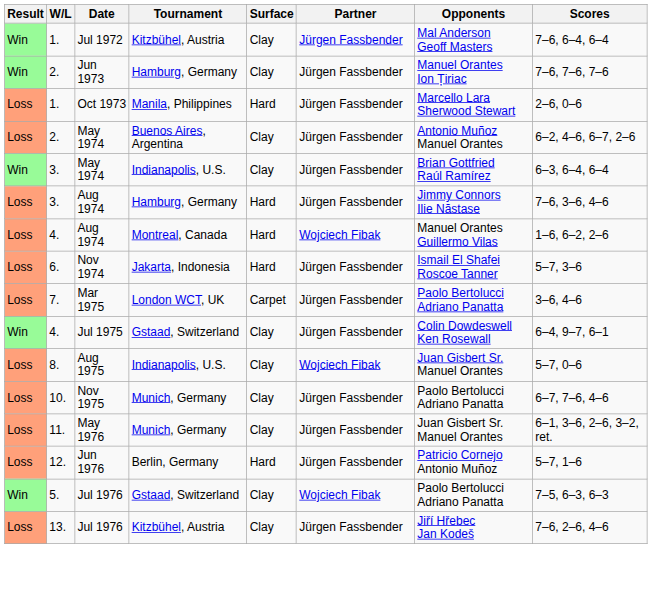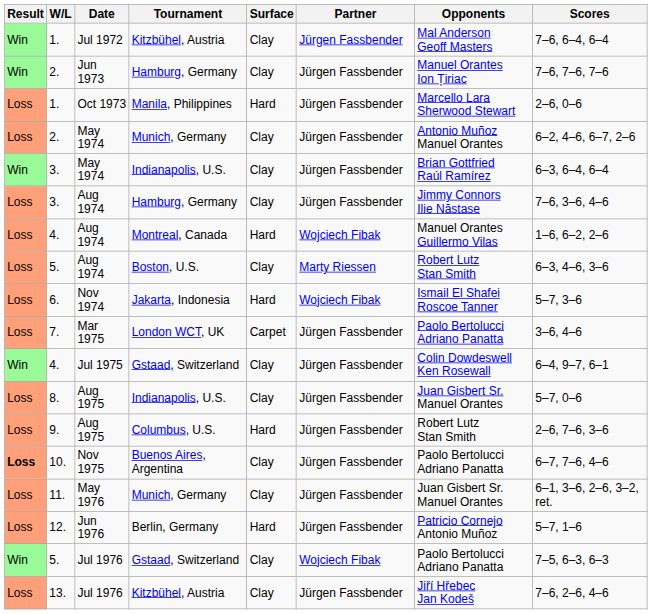(169, 137) Buenos Aires, Argentina -> (179, 137) Munich, Germany
(263, 202) Hard -> (262, 202) Clay
+ row: (54, 267)
(351, 267) Jürgen Fassbender -> (340, 300) Wojciech Fibak
(340, 365) Wojciech Fibak -> (351, 397) Jürgen Fassbender
+ row: (54, 430)
(20, 397) normal -> (21, 462) bold
(179, 397) Munich, Germany -> (169, 462) Buenos Aires, Argentina
